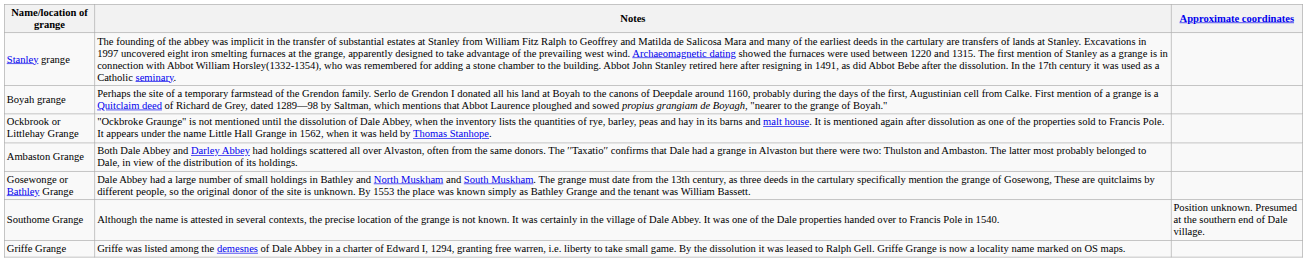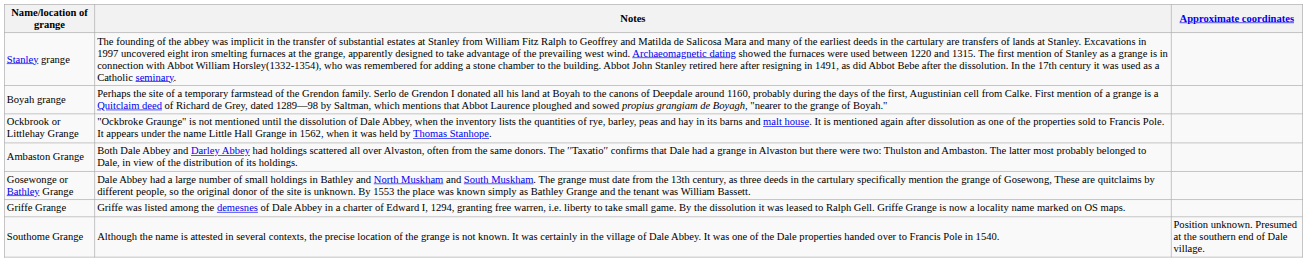rows swapped: (36, 248) <-> (45, 220)
